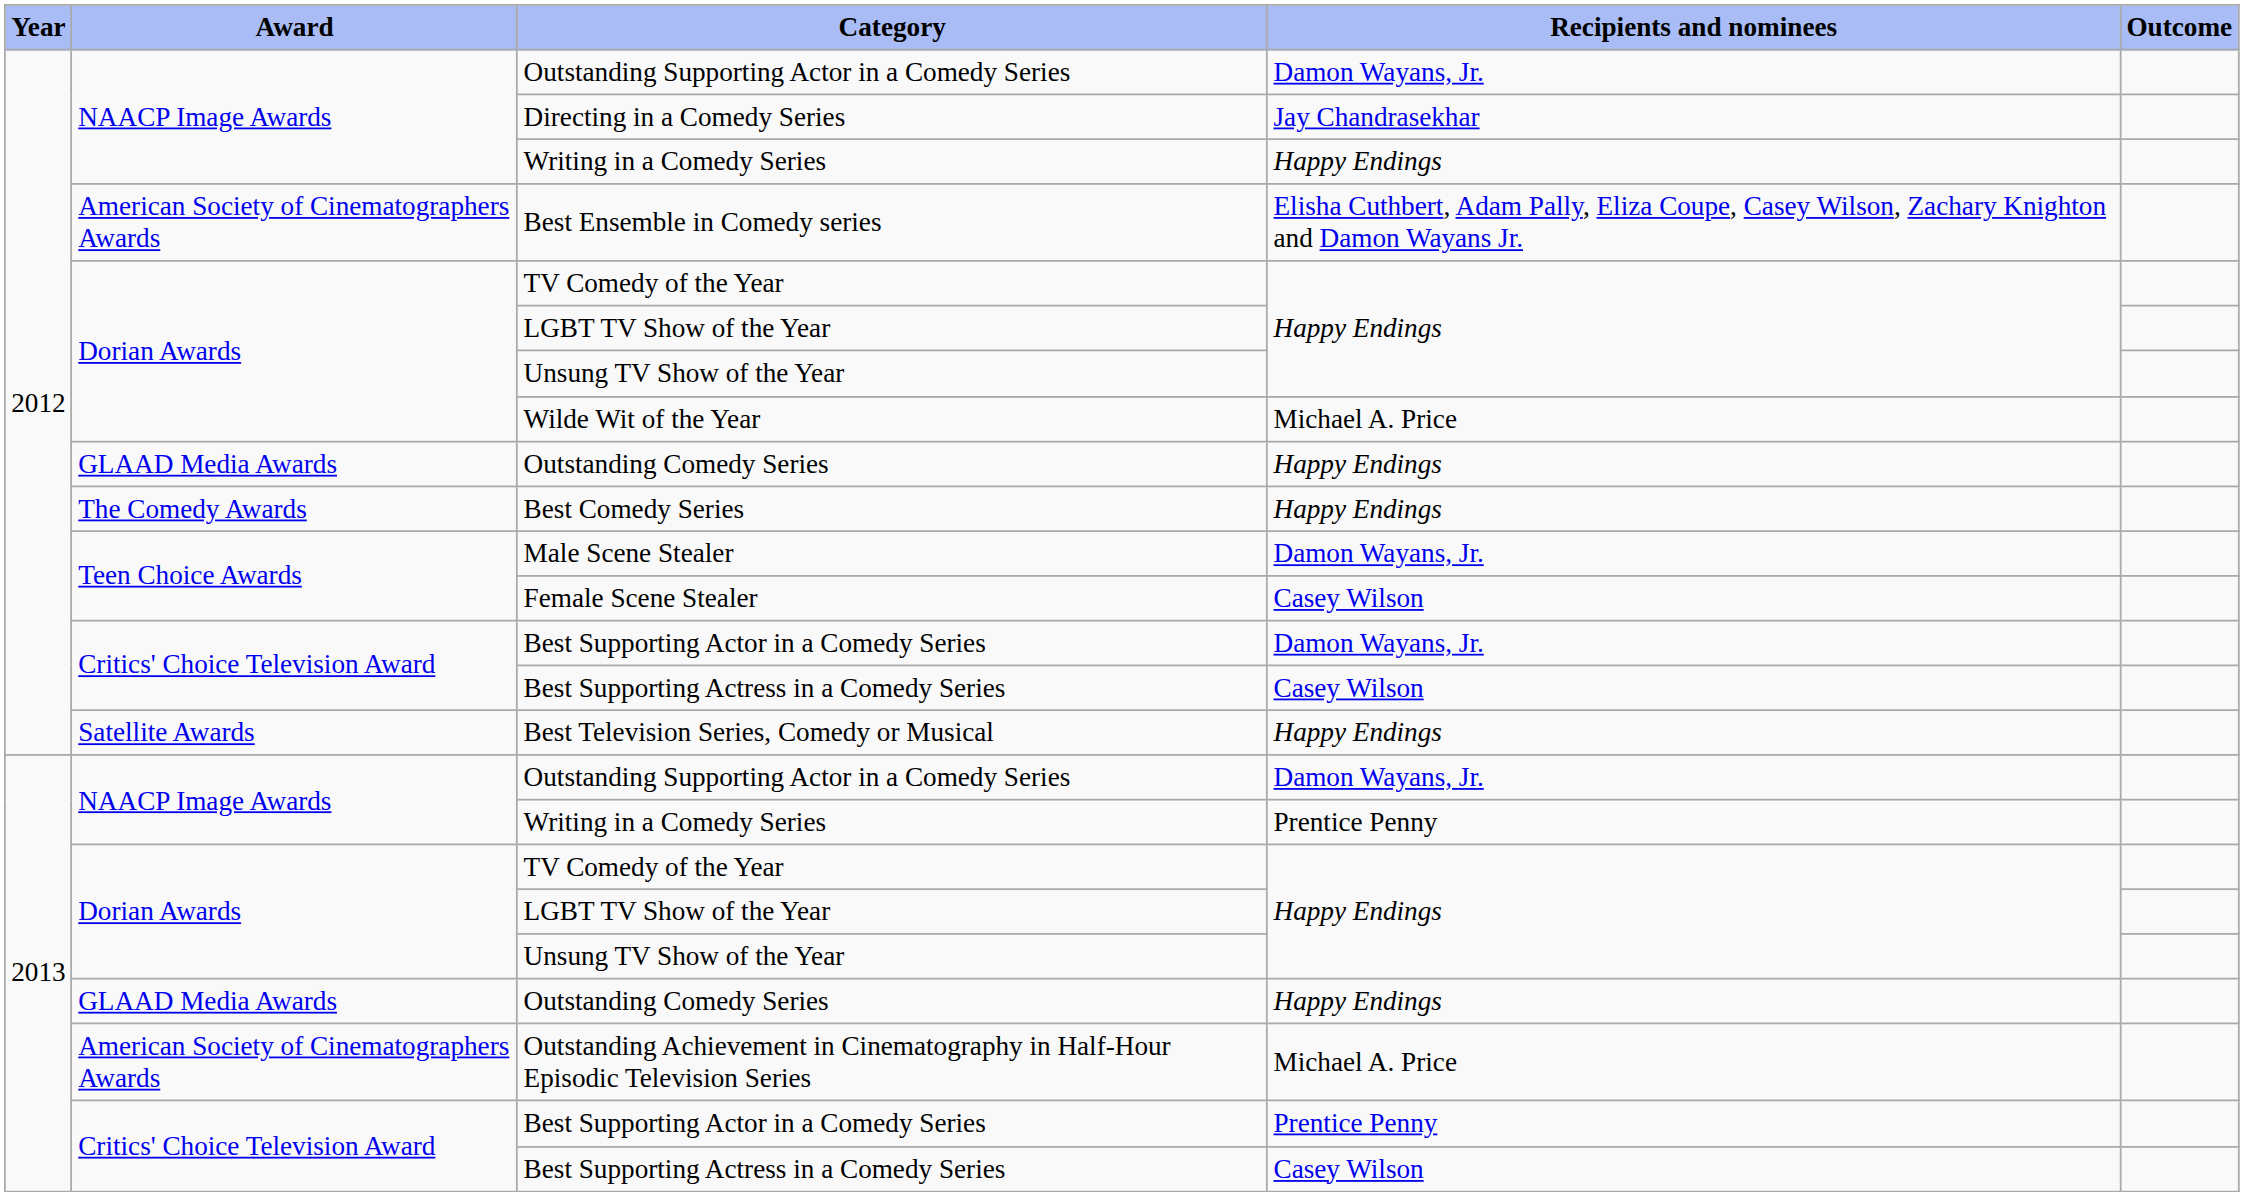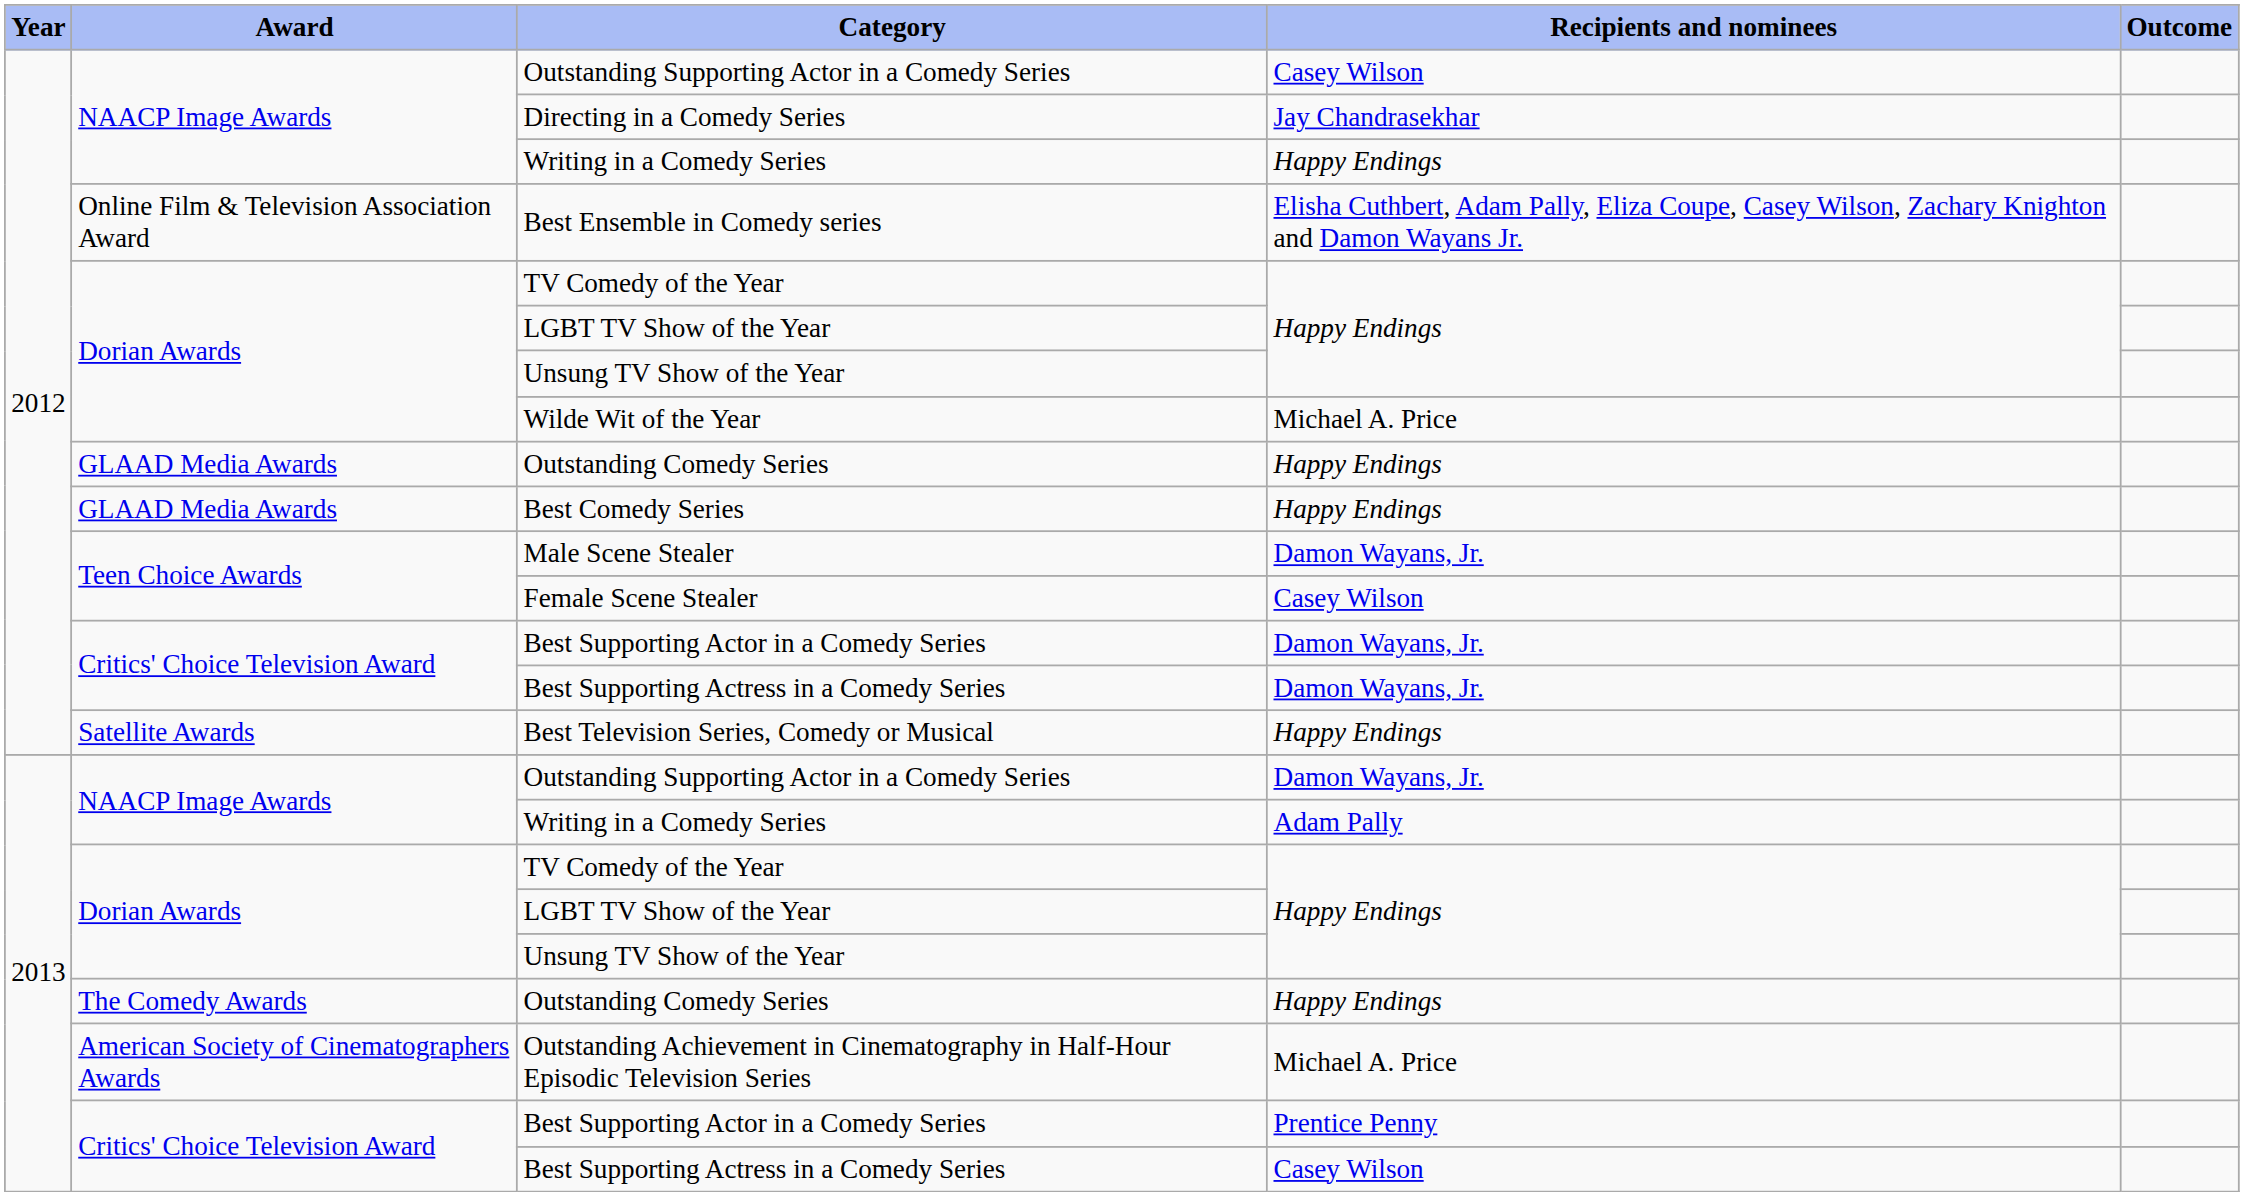(1379, 71) Damon Wayans, Jr. -> (1349, 71) Casey Wilson
(294, 222) American Society of Cinematographers Awards -> (285, 222) Online Film & Television Association Award
(193, 507) The Comedy Awards -> (208, 507) GLAAD Media Awards
(1349, 687) Casey Wilson -> (1379, 687) Damon Wayans, Jr.
(1355, 821) Prentice Penny -> (1338, 821) Adam Pally
(208, 1001) GLAAD Media Awards -> (193, 1001) The Comedy Awards
